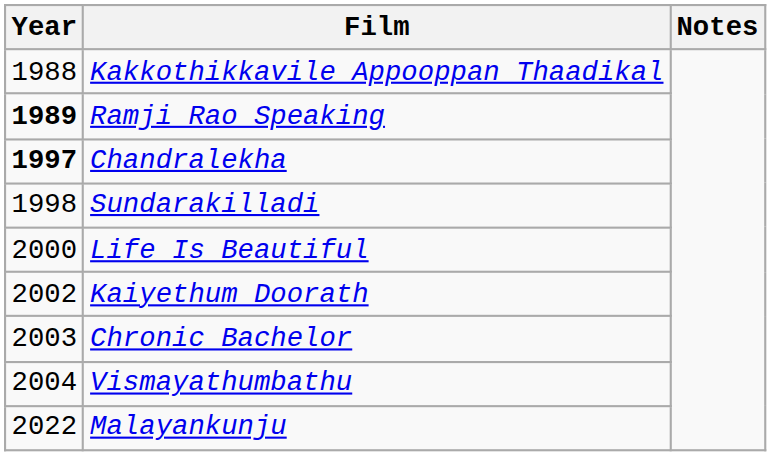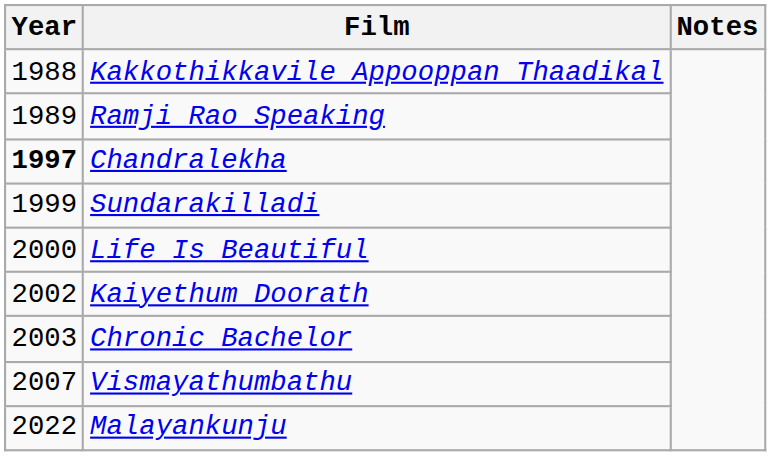(44, 116) bold -> (44, 116) normal
(44, 205) 1998 -> (44, 205) 1999
(44, 383) 2004 -> (44, 383) 2007
